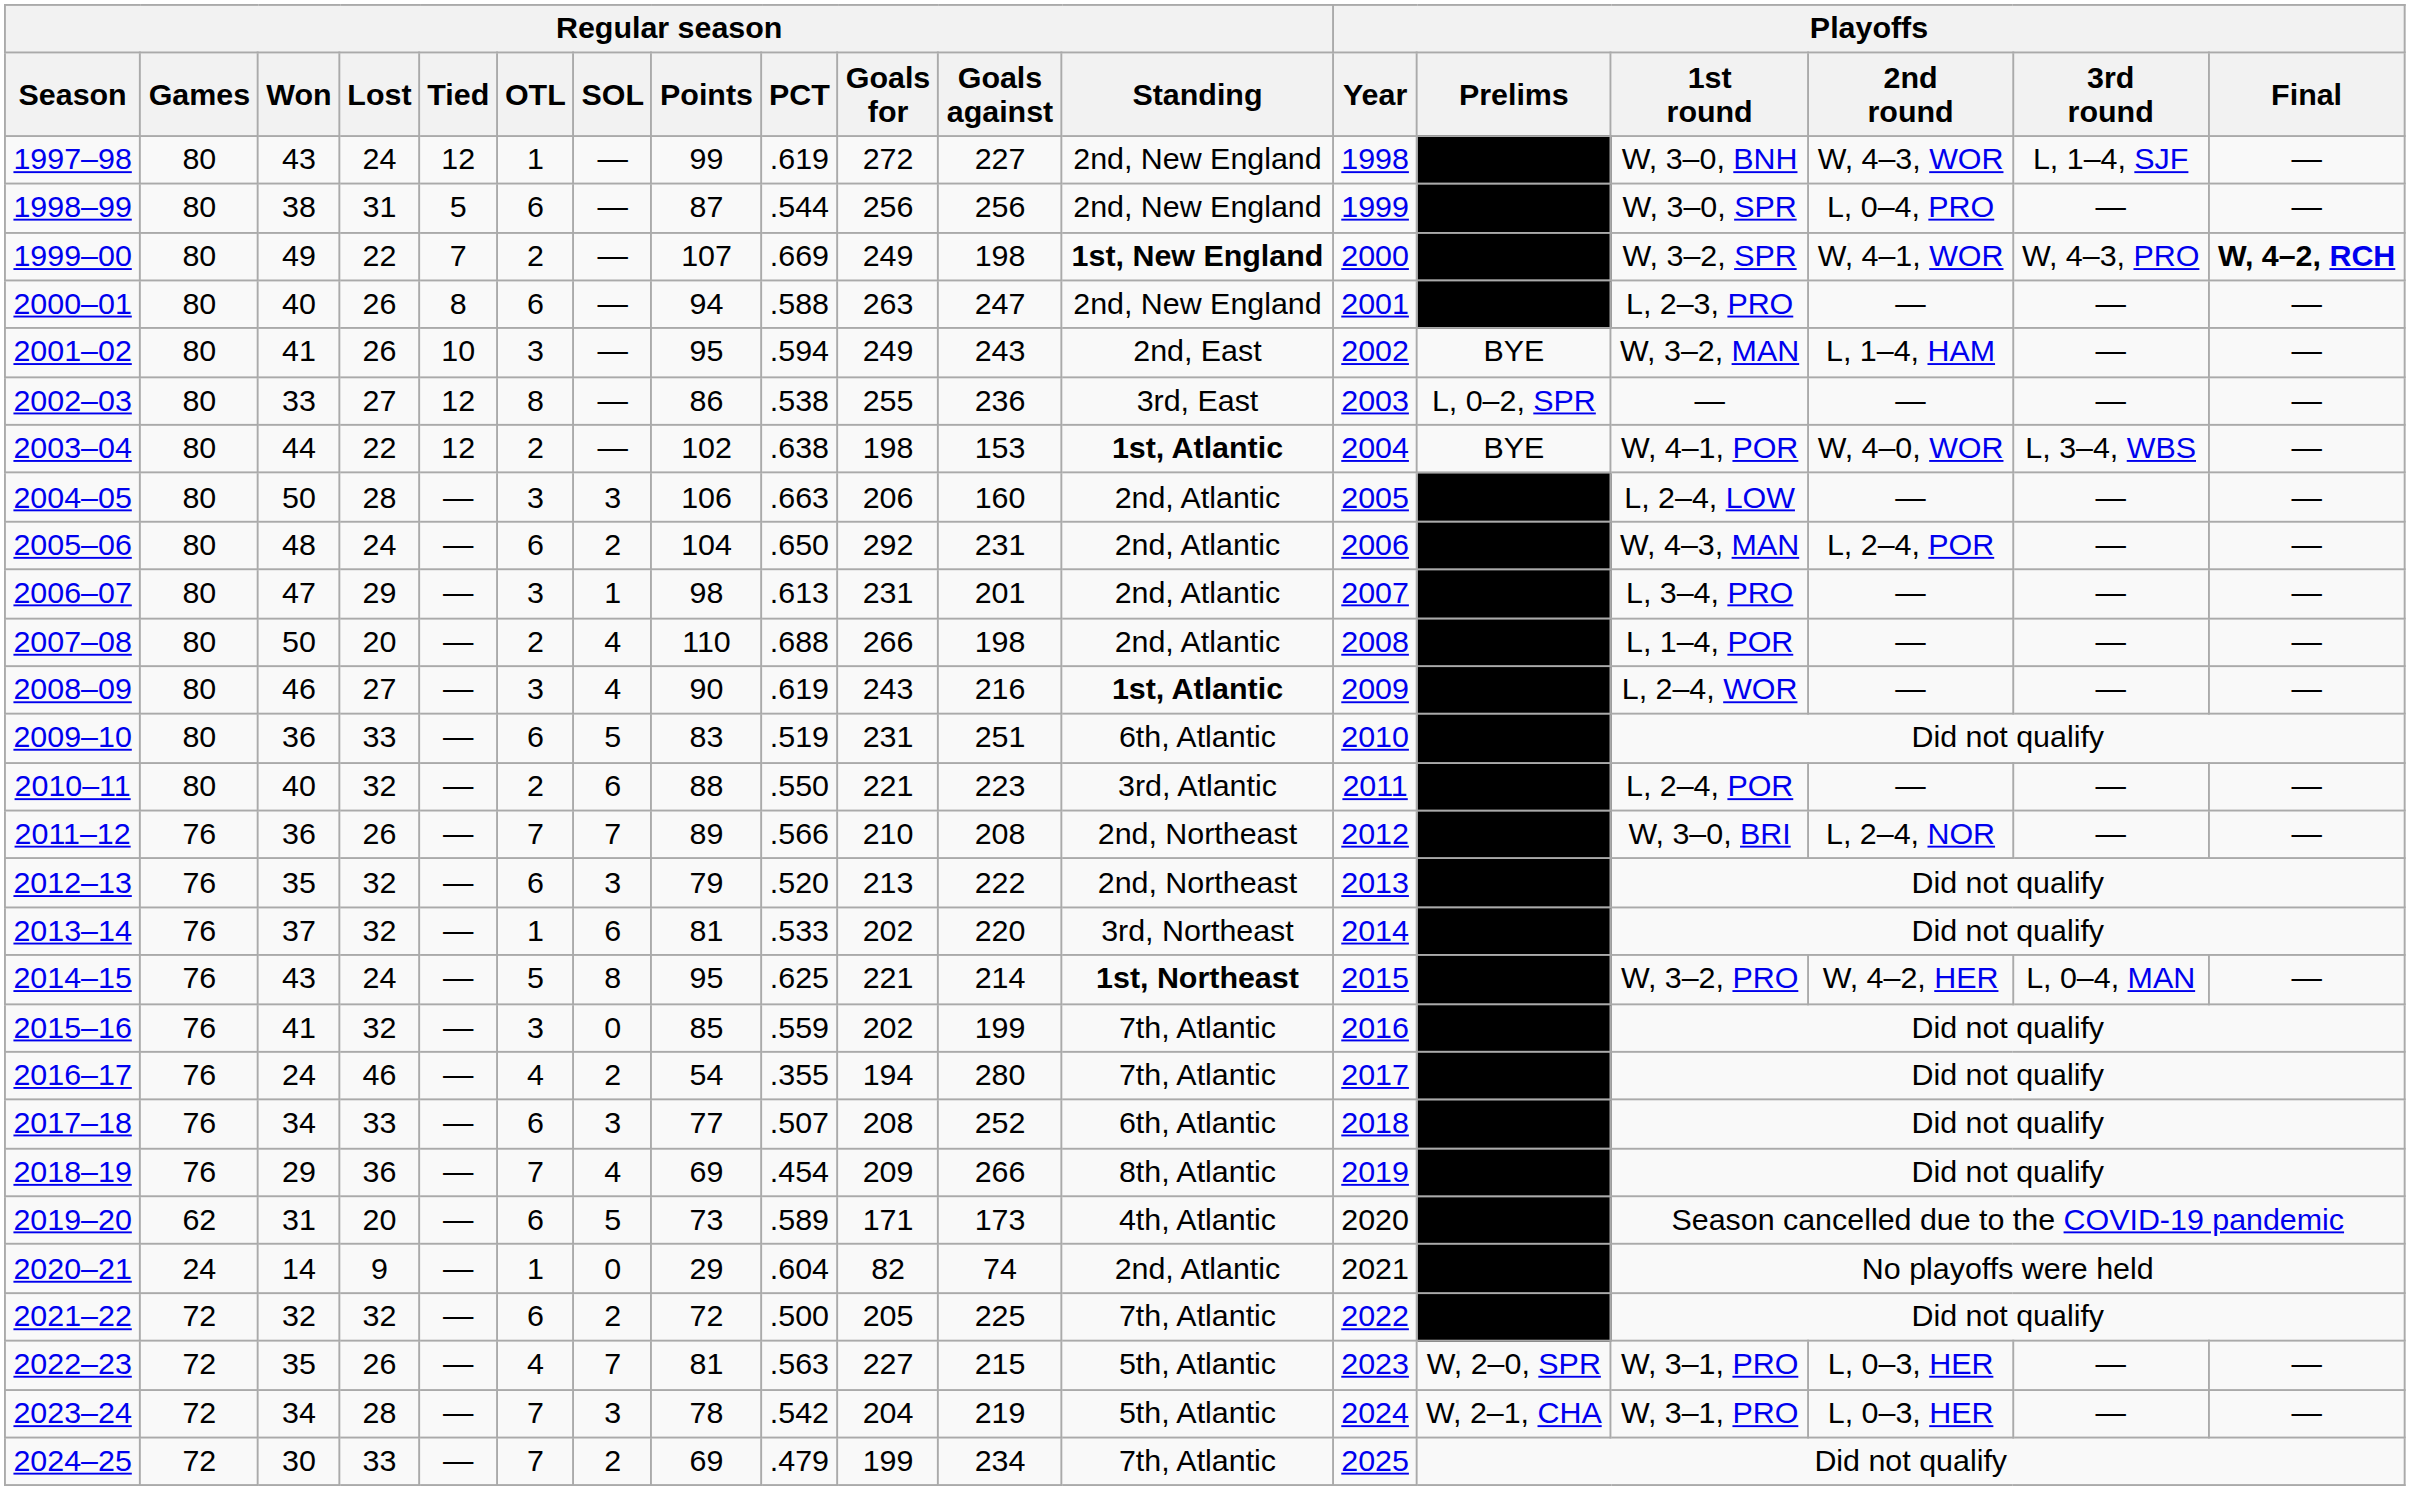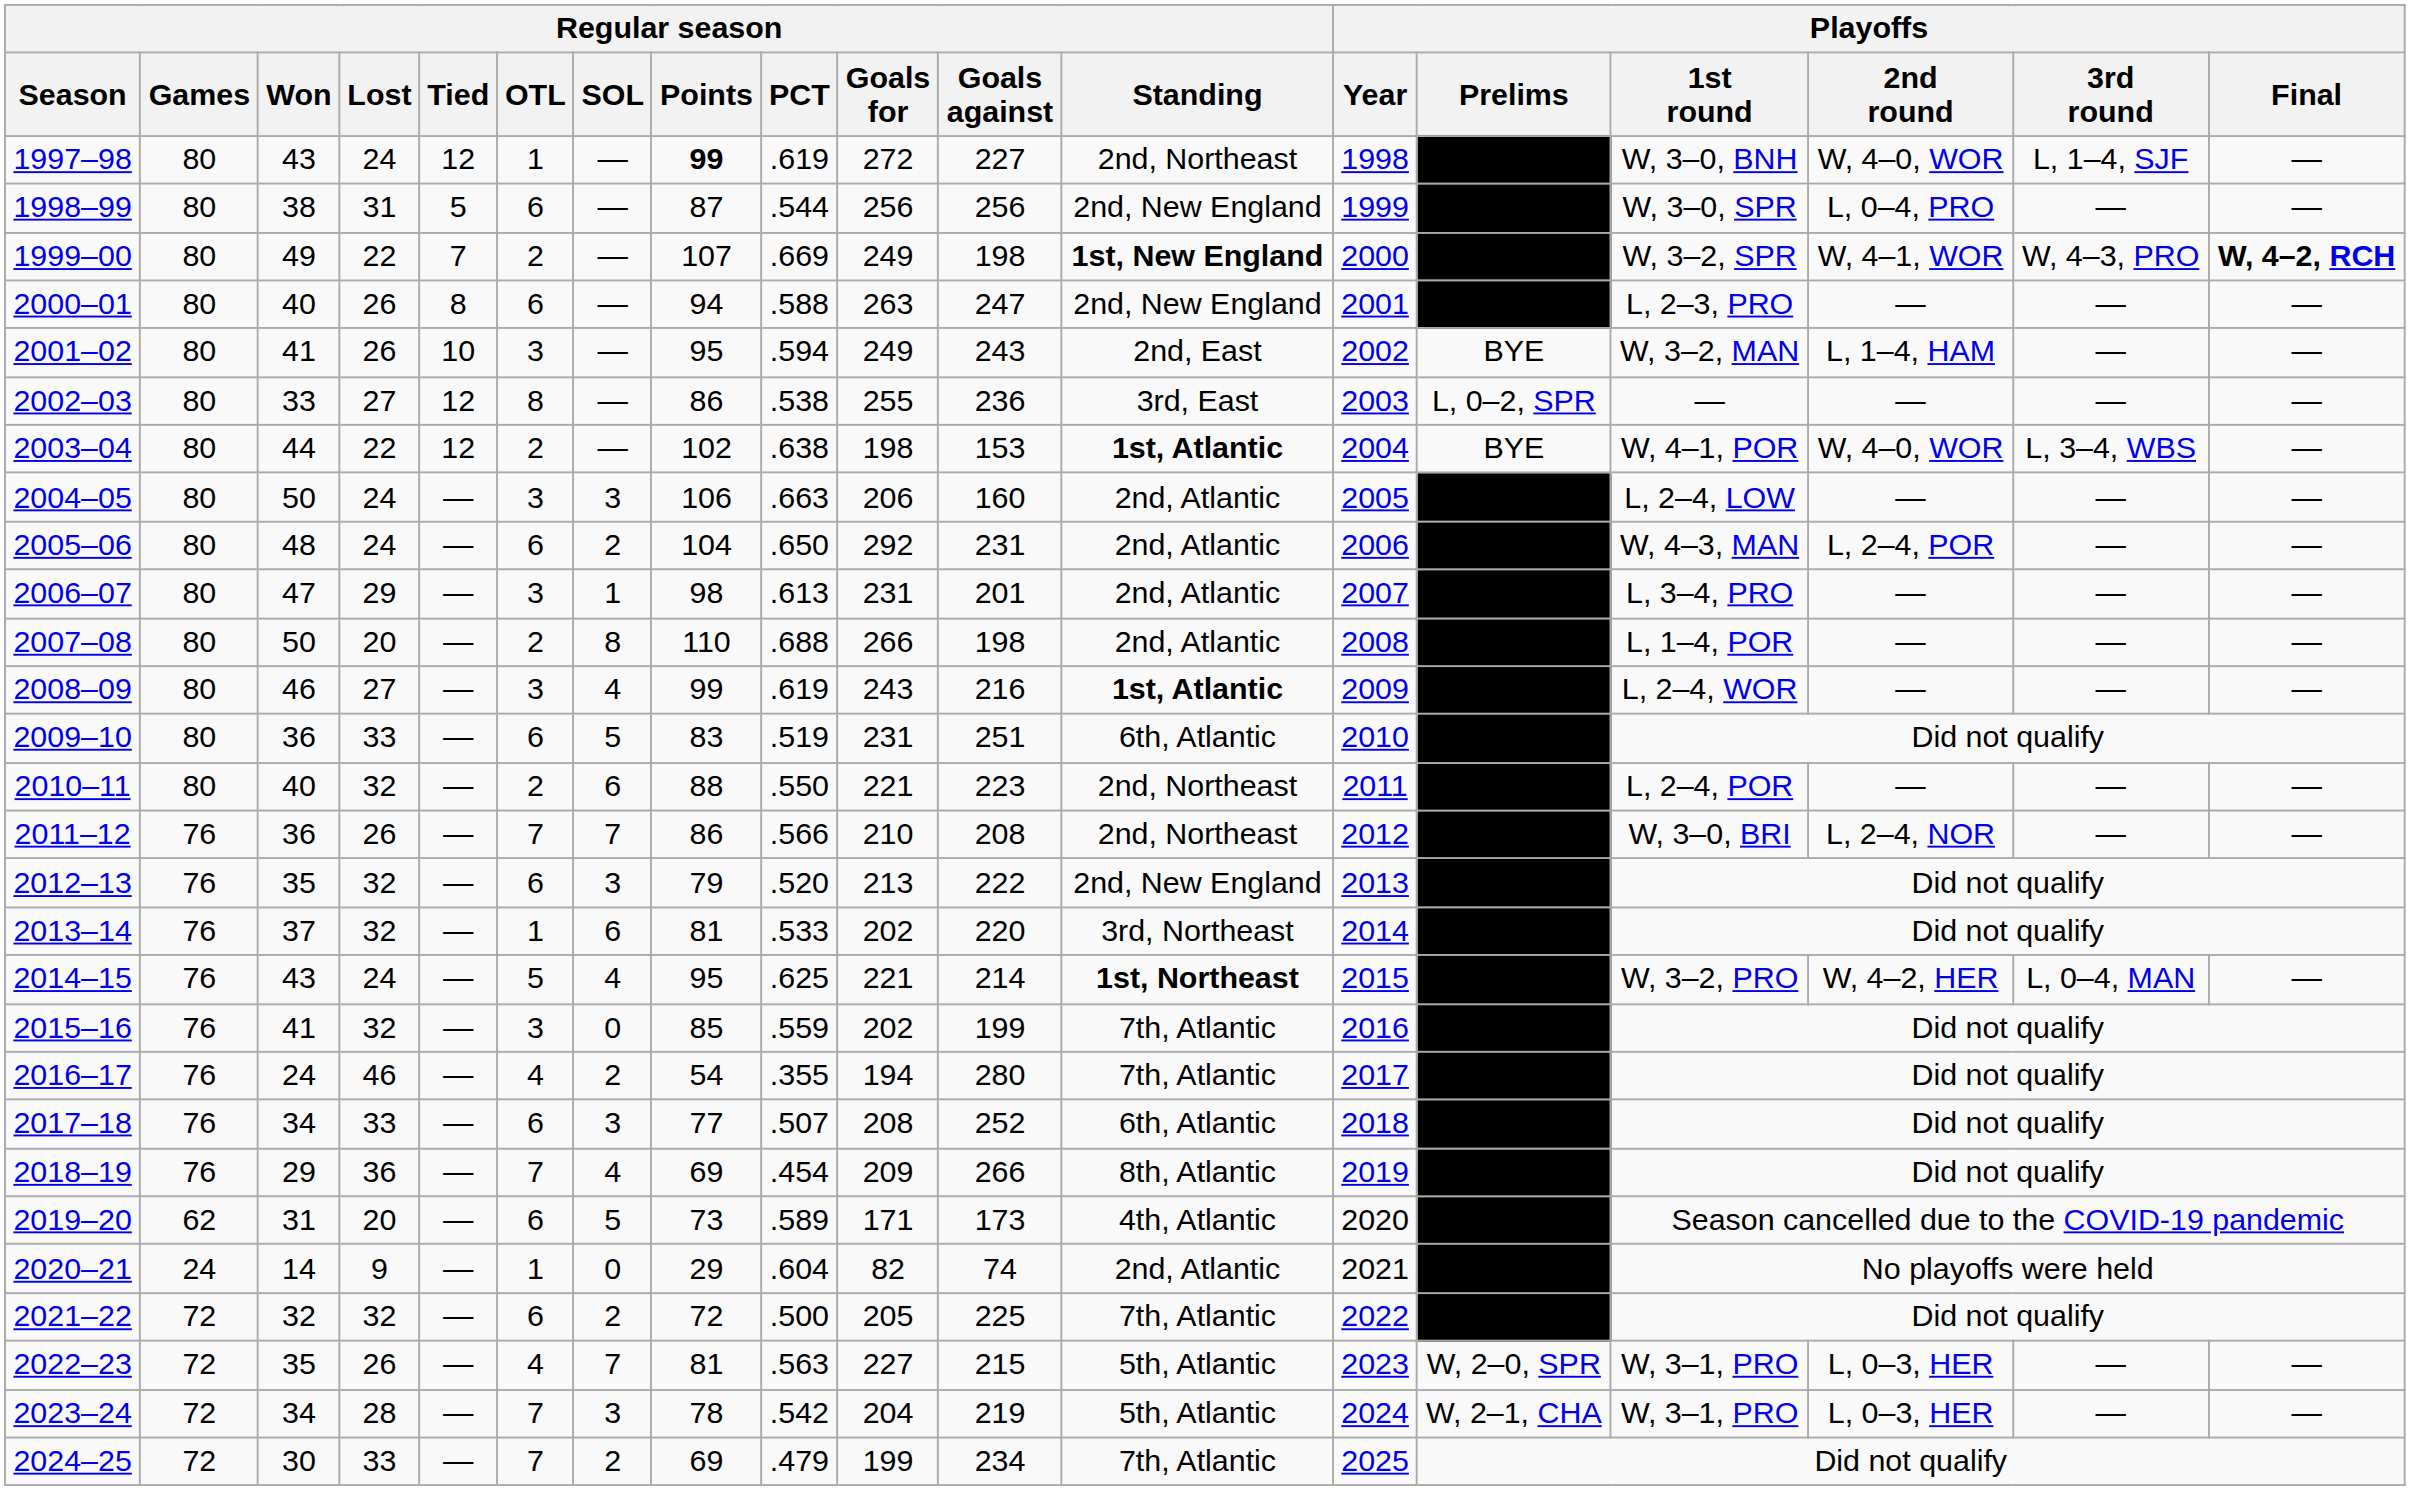(707, 159) normal -> (707, 159) bold
(1197, 159) 2nd, New England -> (1197, 159) 2nd, Northeast
(1911, 159) W, 4–3, WOR -> (1911, 159) W, 4–0, WOR
(379, 496) 28 -> (379, 496) 24
(613, 641) 4 -> (613, 641) 8
(707, 689) 90 -> (707, 689) 99
(1197, 785) 3rd, Atlantic -> (1197, 785) 2nd, Northeast
(707, 834) 89 -> (707, 834) 86
(1197, 882) 2nd, Northeast -> (1197, 882) 2nd, New England
(613, 978) 8 -> (613, 978) 4
